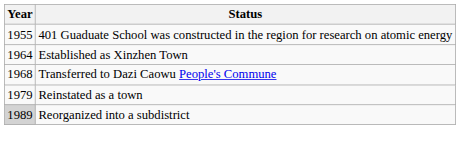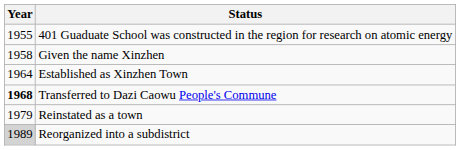+ row: (101, 54)
(20, 74) normal -> (20, 94) bold
